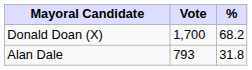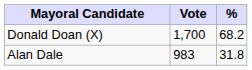(184, 55) 793 -> (184, 55) 983
